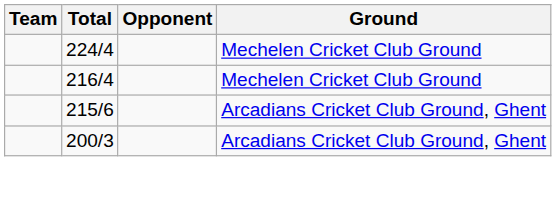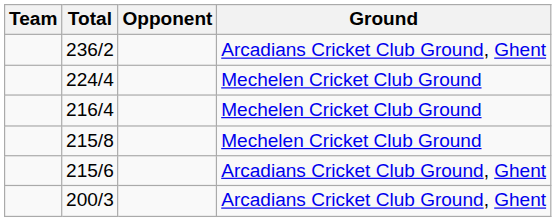+ row: (90, 49)
+ row: (90, 140)
